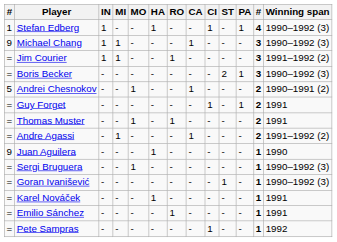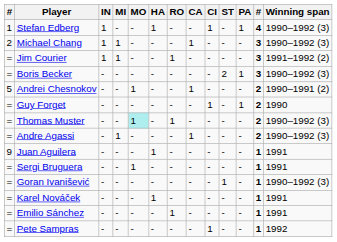(9, 43) 9 -> (9, 43) 2
(277, 105) 1991 -> (277, 105) 1990
(133, 120) no background -> (133, 120) paleturquoise background
(277, 120) 1991 -> (297, 120) 1990–1992 (3)
(297, 136) 1991–1992 (2) -> (297, 136) 1990–1992 (3)
(277, 151) 1990 -> (277, 151) 1991
(297, 167) 1990–1992 (3) -> (277, 167) 1991
